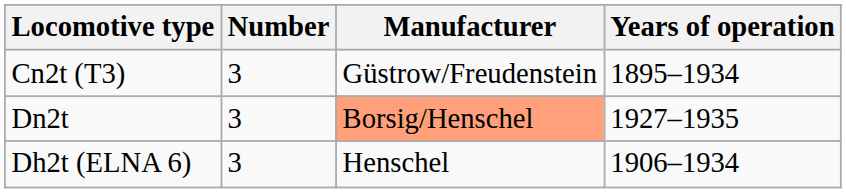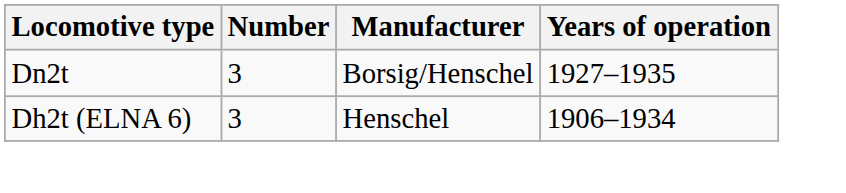- row: (68, 72)
(438, 118) lightsalmon background -> (438, 72) no background
